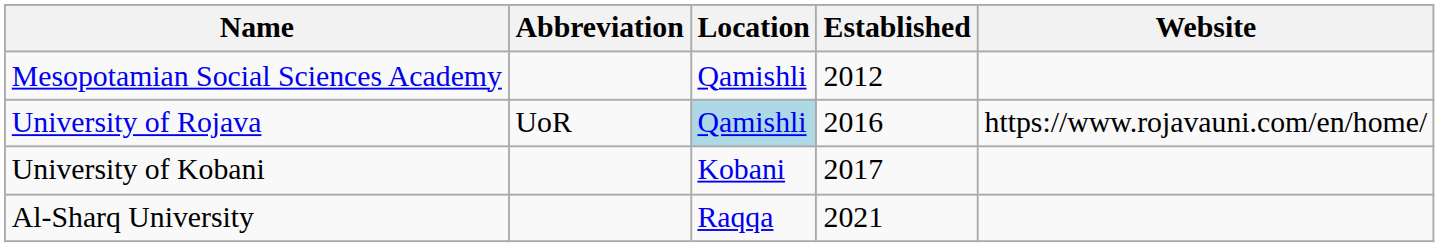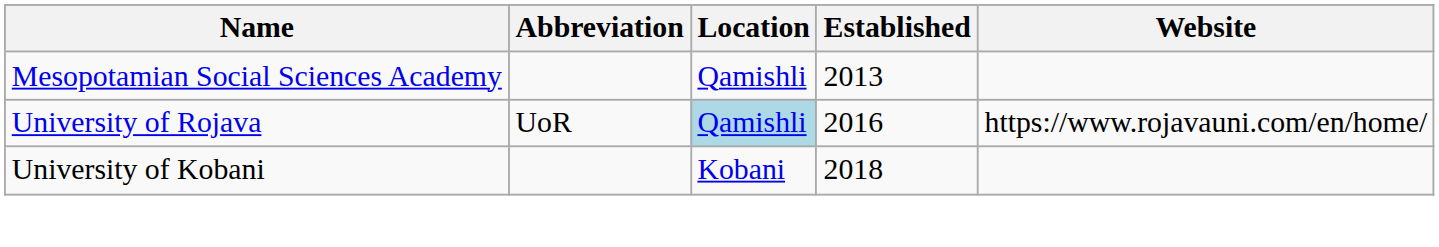(853, 75) 2012 -> (853, 75) 2013
(853, 169) 2017 -> (853, 169) 2018
- row: (133, 216)
